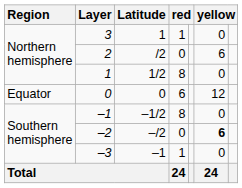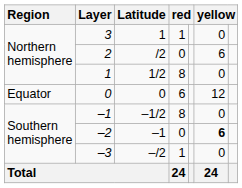(157, 133) –/2 -> (159, 133) –1
(159, 153) –1 -> (157, 153) –/2
